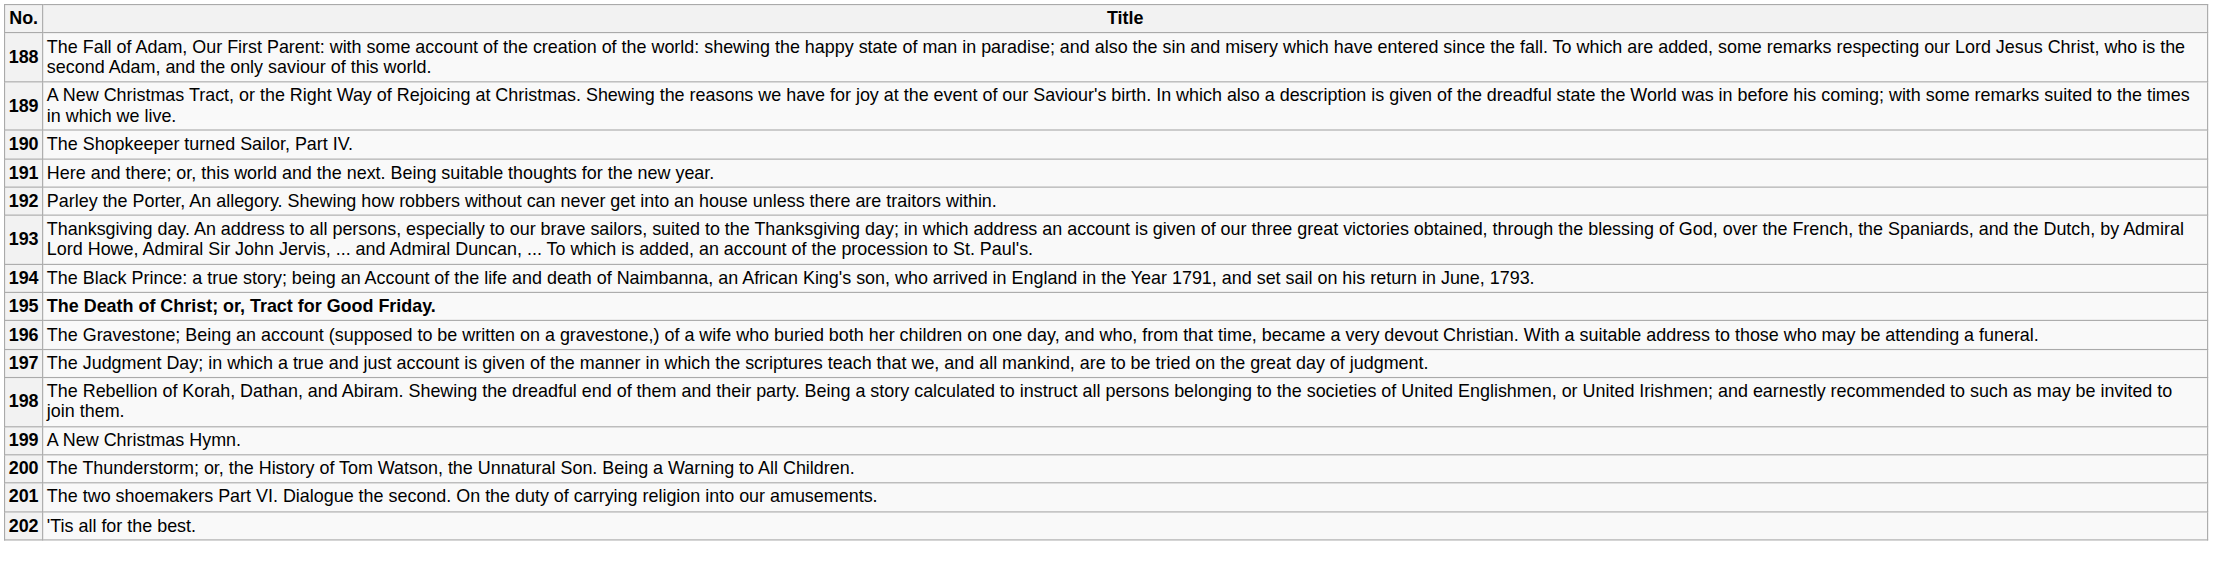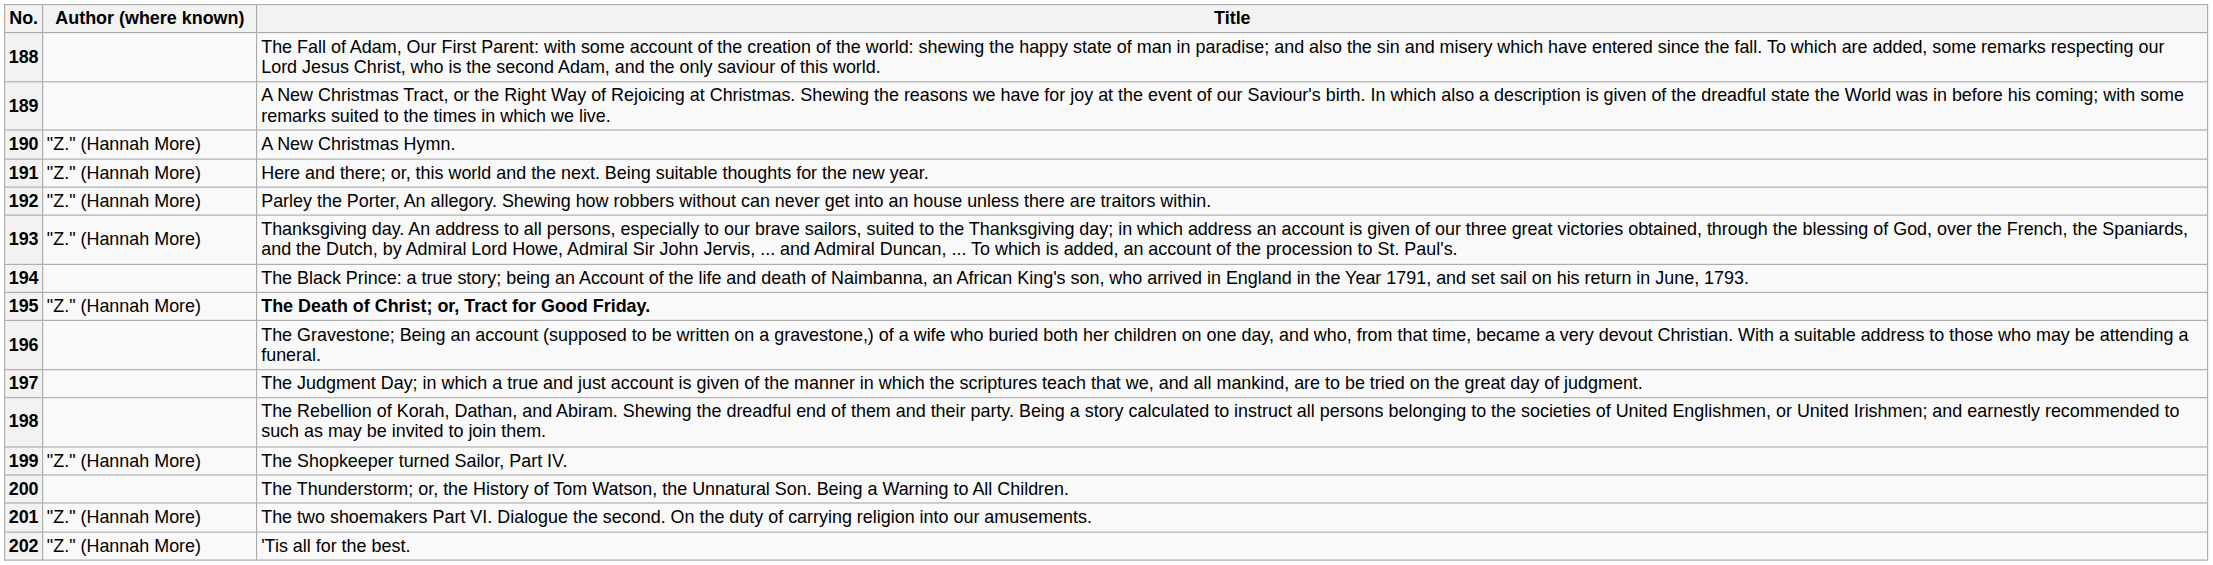+ column: (150, 18)
(200, 144) The Shopkeeper turned Sailor, Part IV. -> (358, 144) A New Christmas Hymn.
(144, 440) A New Christmas Hymn. -> (414, 460) The Shopkeeper turned Sailor, Part IV.
